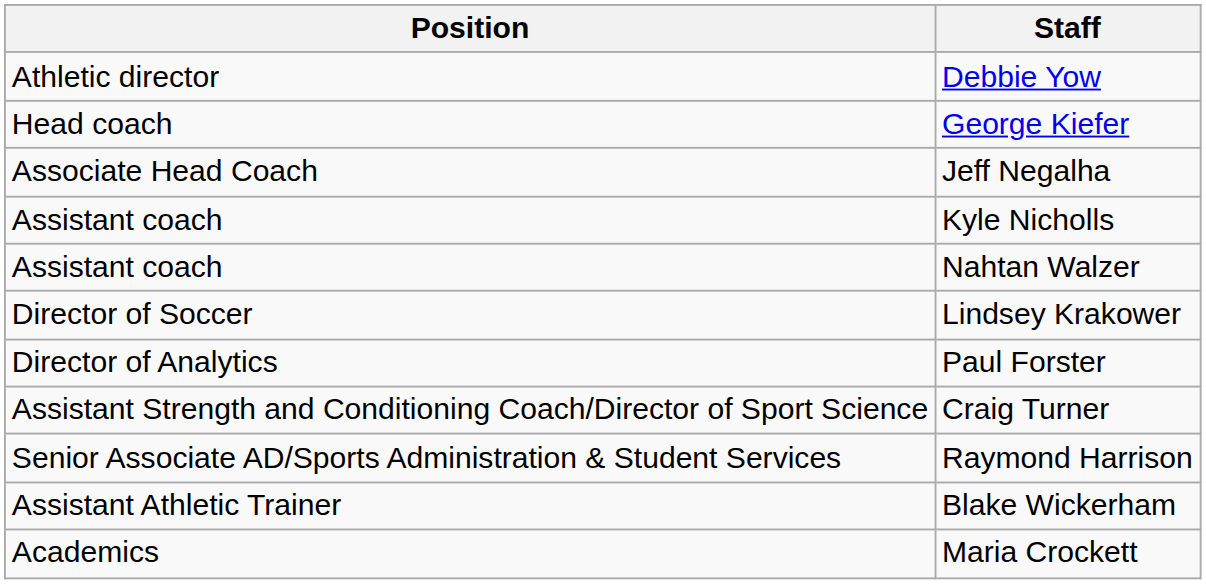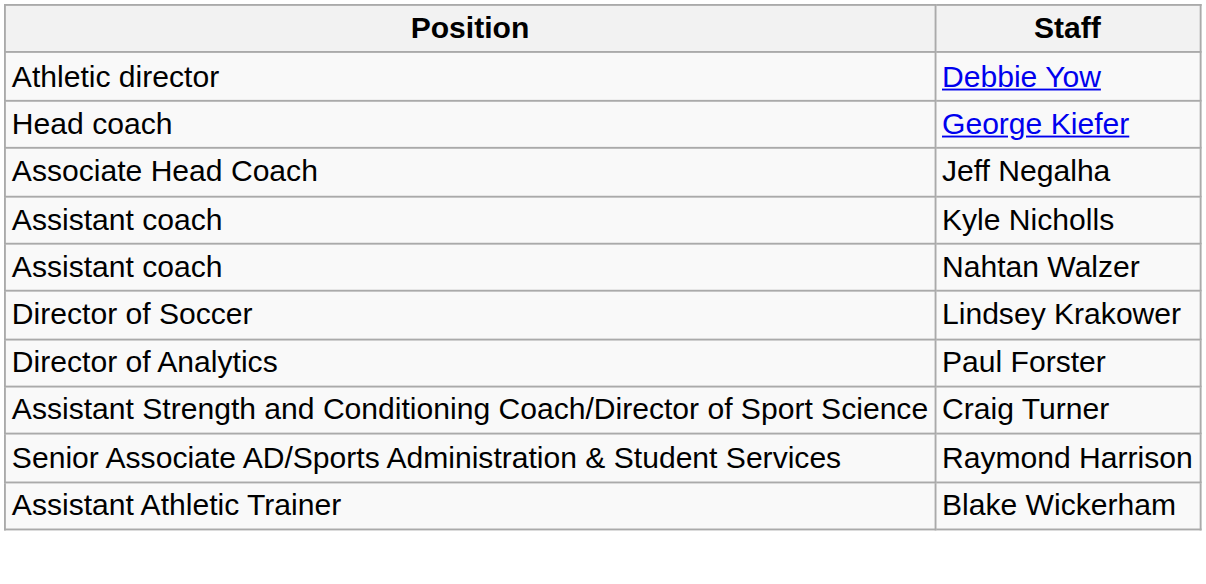- row: (1040, 553)
